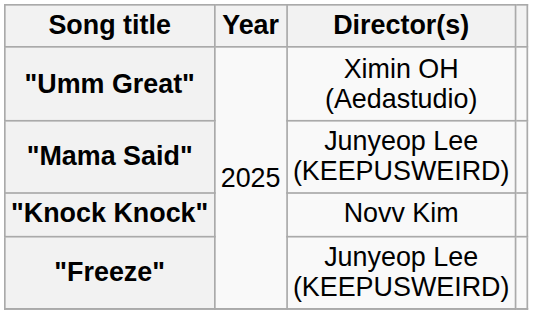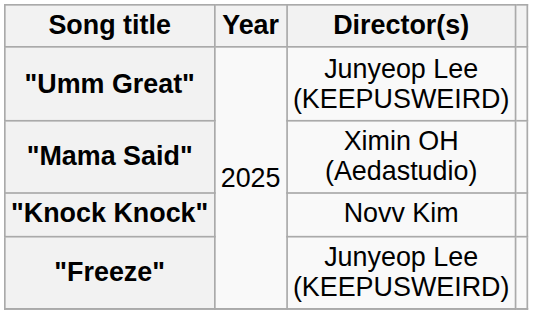(401, 83) Ximin OH (Aedastudio) -> (401, 83) Junyeop Lee (KEEPUSWEIRD)
(401, 156) Junyeop Lee (KEEPUSWEIRD) -> (401, 156) Ximin OH (Aedastudio)
